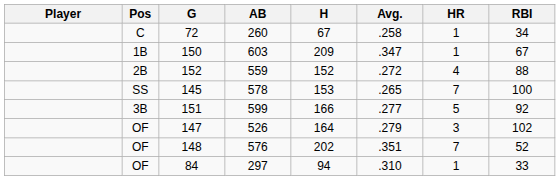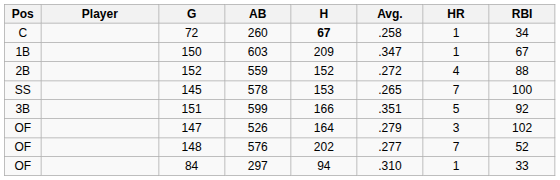columns swapped: (140, 14) <-> (63, 14)
(324, 33) normal -> (324, 33) bold
(390, 109) .277 -> (390, 109) .351
(390, 147) .351 -> (390, 147) .277
